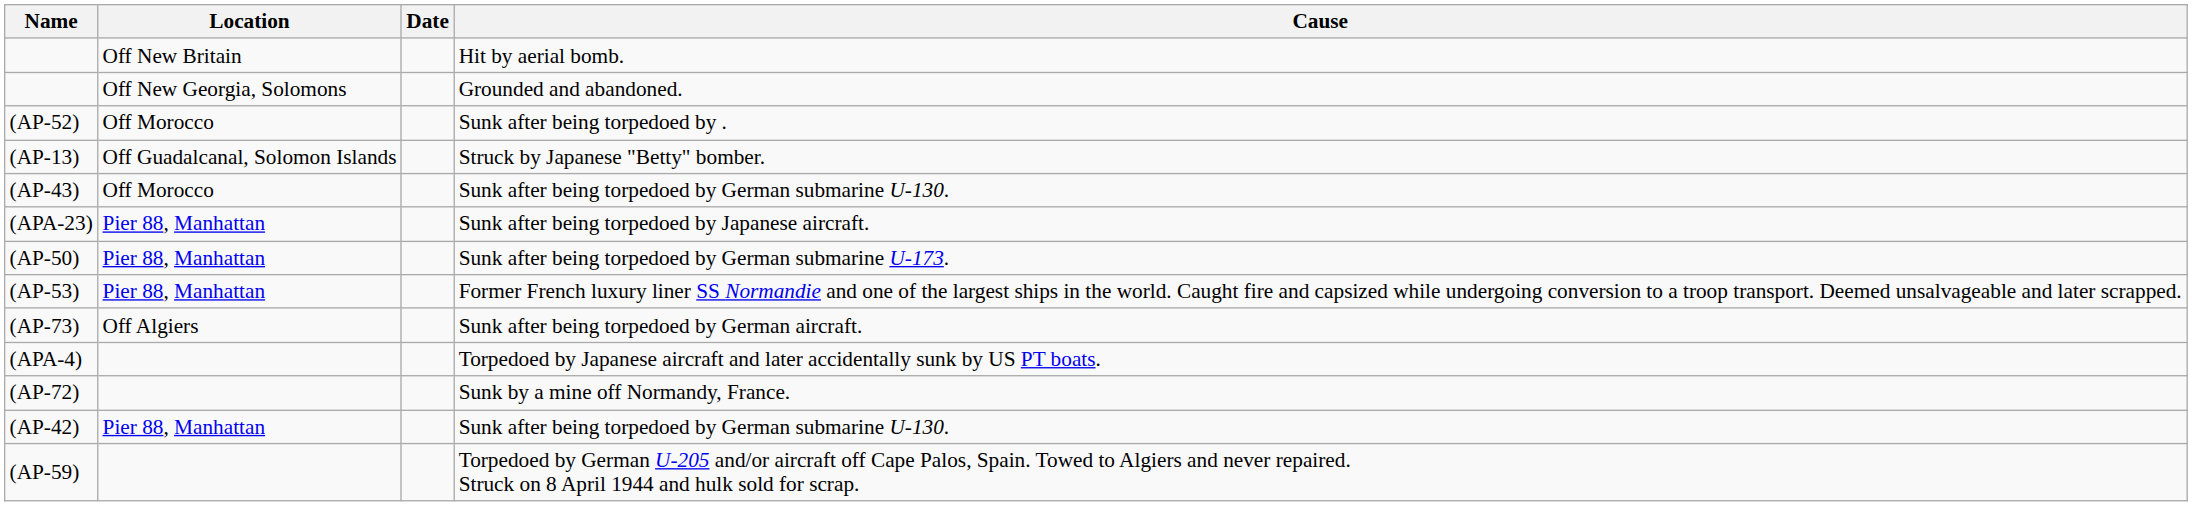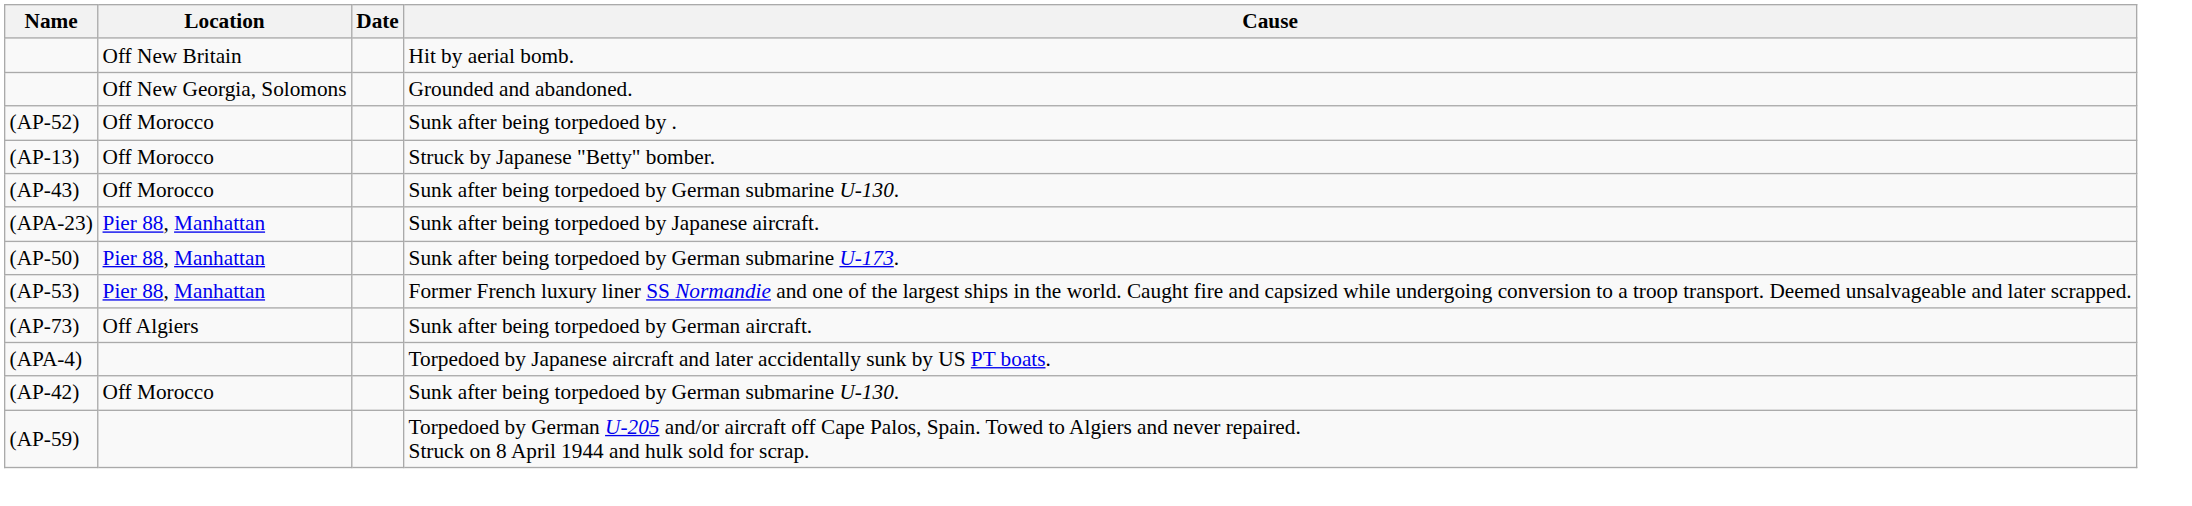(250, 156) Off Guadalcanal, Solomon Islands -> (158, 156) Off Morocco
- row: (44, 392)
(184, 426) Pier 88, Manhattan -> (158, 392) Off Morocco
